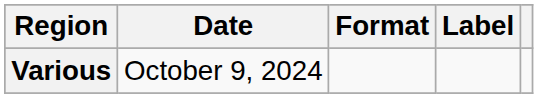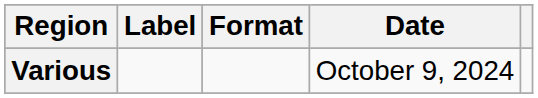columns swapped: (223, 26) <-> (478, 26)
